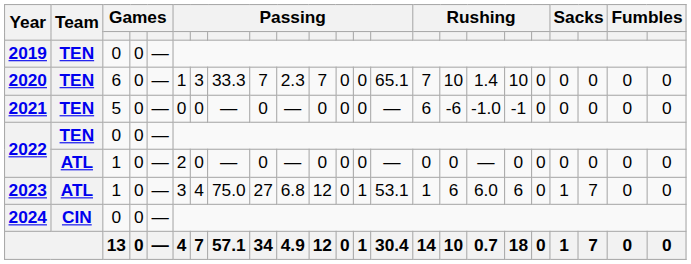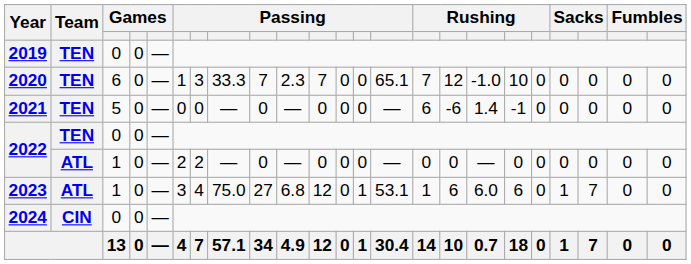(453, 80) 10 -> (453, 80) 12
(486, 80) 1.4 -> (486, 80) -1.0
(486, 108) -1.0 -> (486, 108) 1.4
(199, 163) 0 -> (199, 163) 2
